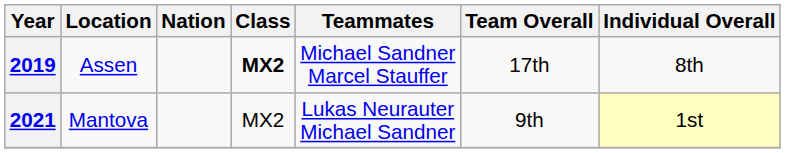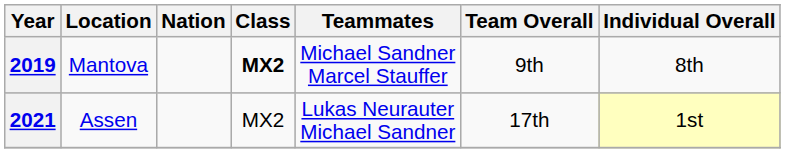(108, 65) Assen -> (108, 65) Mantova
(529, 65) 17th -> (529, 65) 9th
(108, 120) Mantova -> (108, 120) Assen
(529, 120) 9th -> (529, 120) 17th
